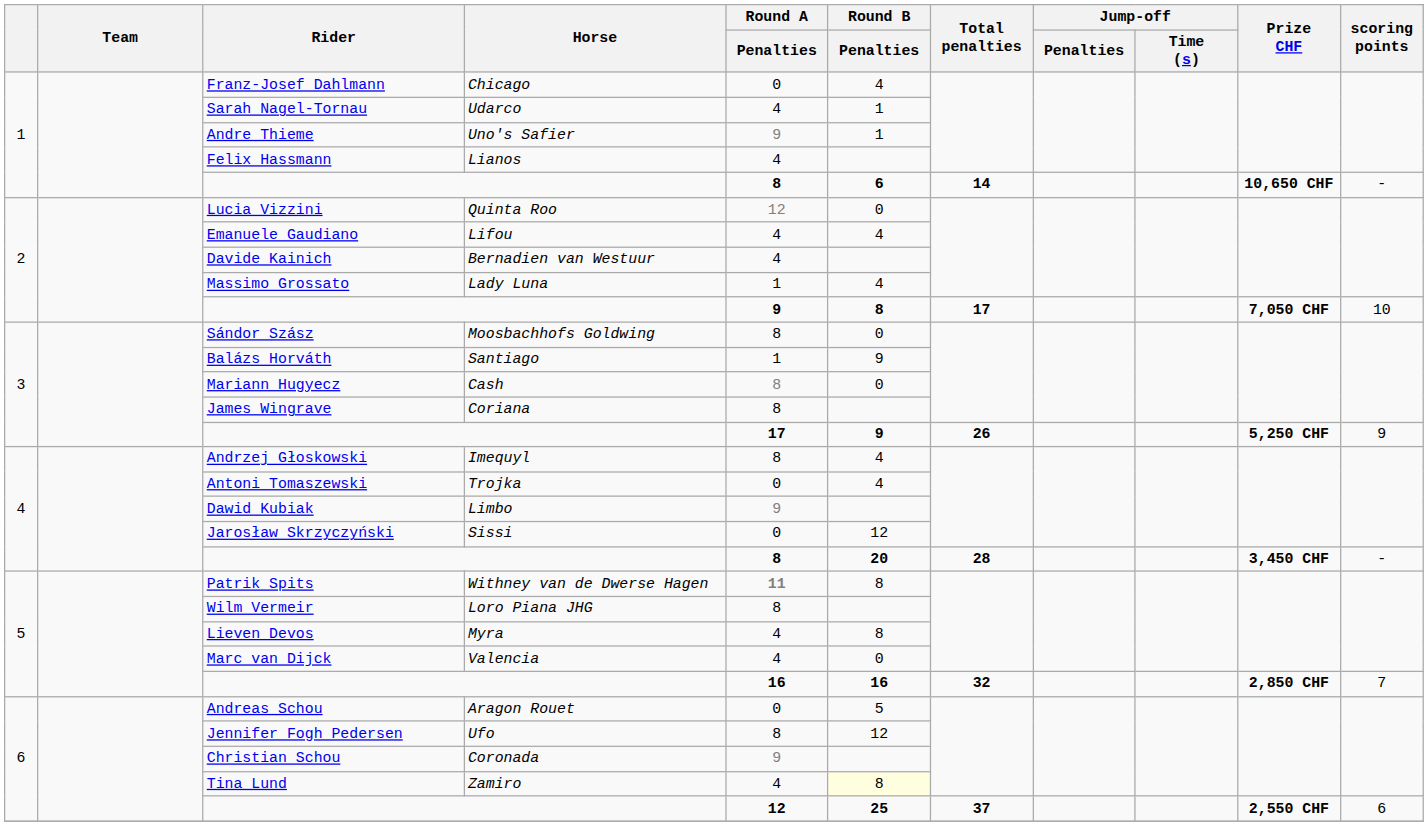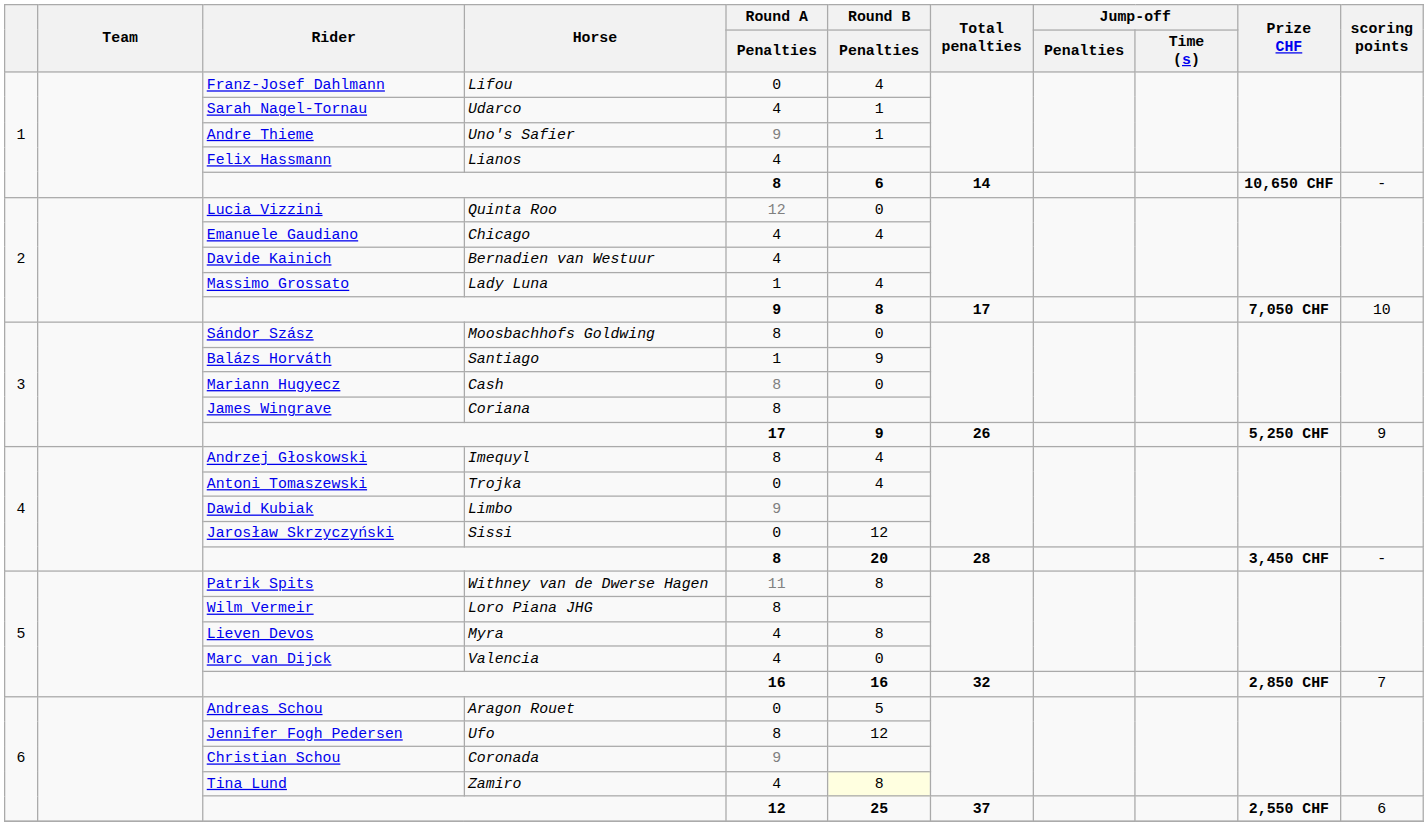(499, 85) Chicago -> (490, 85) Lifou
(490, 234) Lifou -> (499, 234) Chicago
(777, 584) bold -> (777, 584) normal
